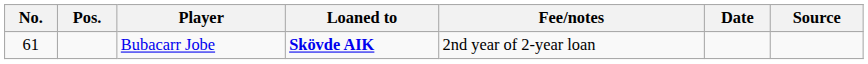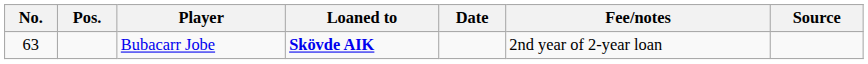columns swapped: (571, 18) <-> (737, 18)
(31, 45) 61 -> (31, 45) 63
